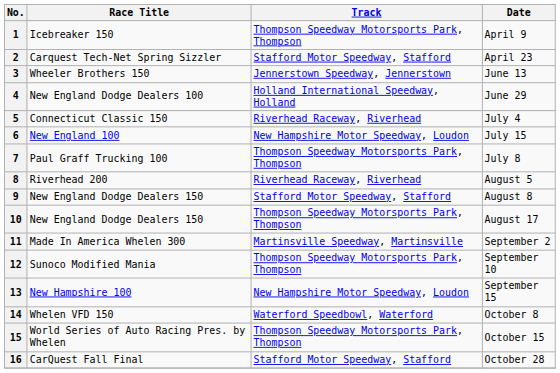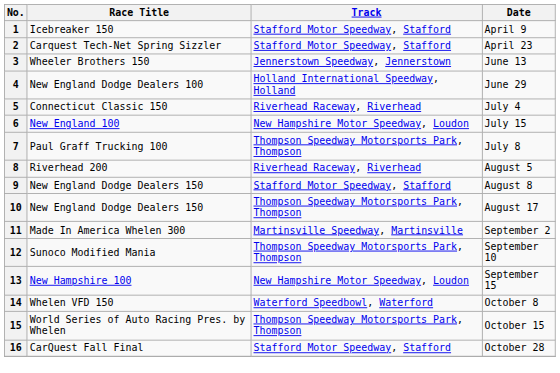(358, 35) Thompson Speedway Motorsports Park, Thompson -> (352, 29) Stafford Motor Speedway, Stafford
